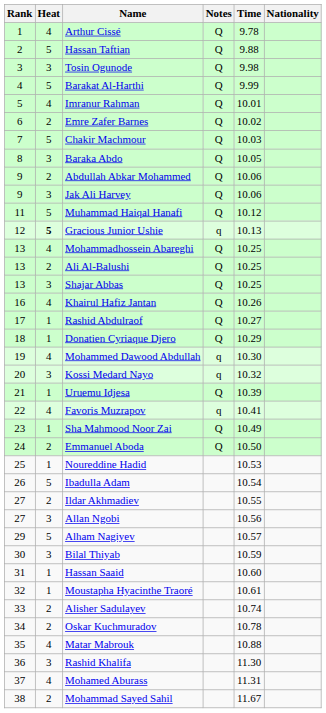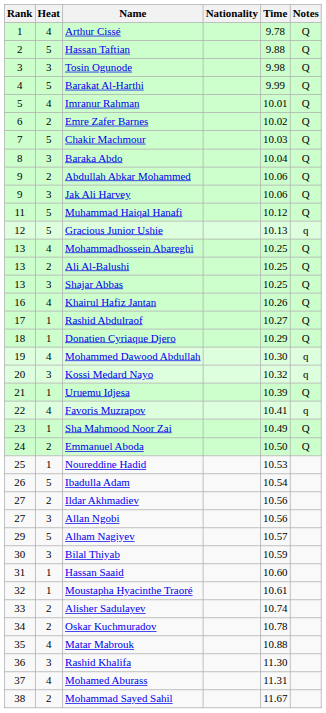columns swapped: (293, 13) <-> (219, 13)
(249, 158) 10.05 -> (275, 158) 10.04
(49, 230) bold -> (49, 230) normal
(249, 500) 10.55 -> (275, 500) 10.56
